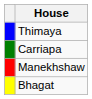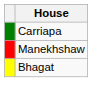- row: (40, 31)
